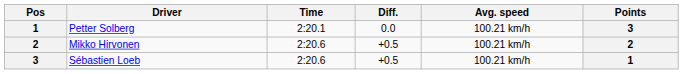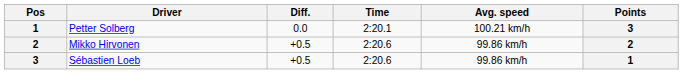columns swapped: (311, 13) <-> (388, 13)
(502, 45) 100.21 km/h -> (502, 45) 99.86 km/h
(502, 61) 100.21 km/h -> (502, 61) 99.86 km/h
